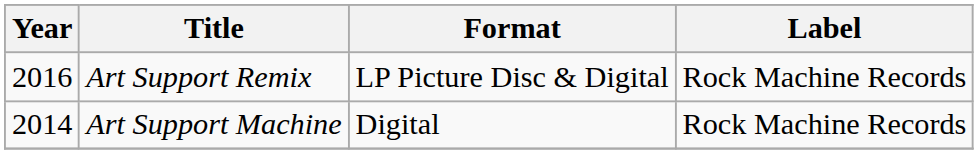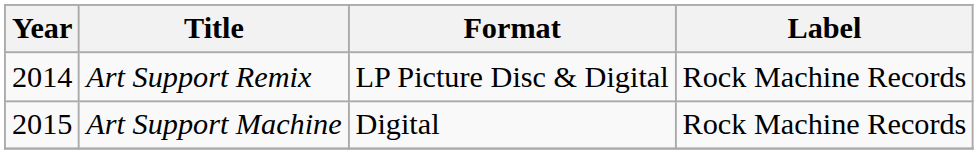(42, 76) 2016 -> (42, 76) 2014
(42, 124) 2014 -> (42, 124) 2015
